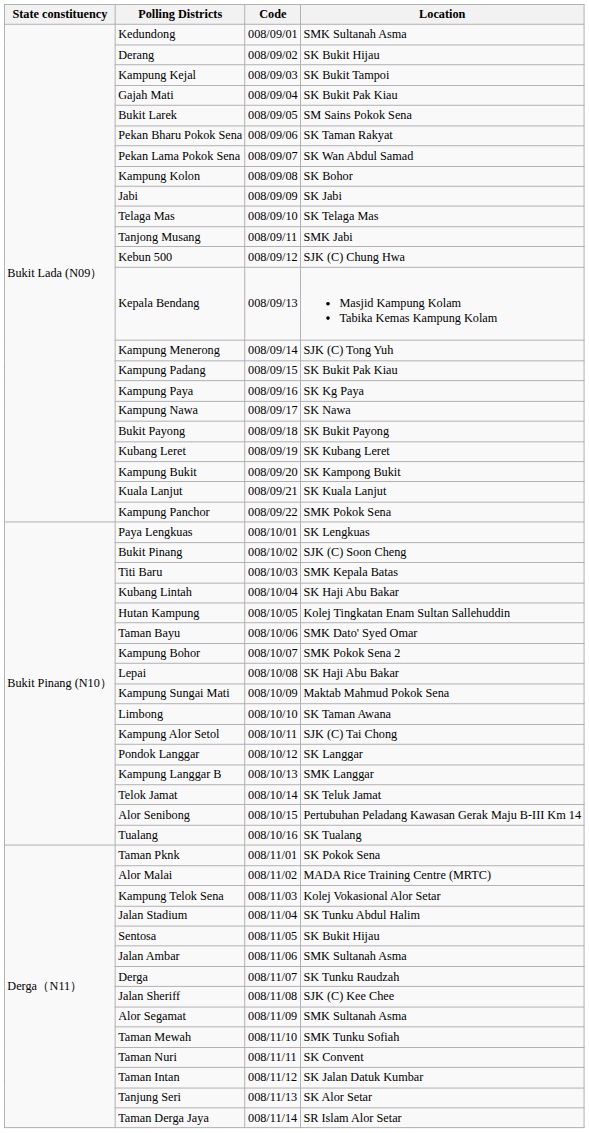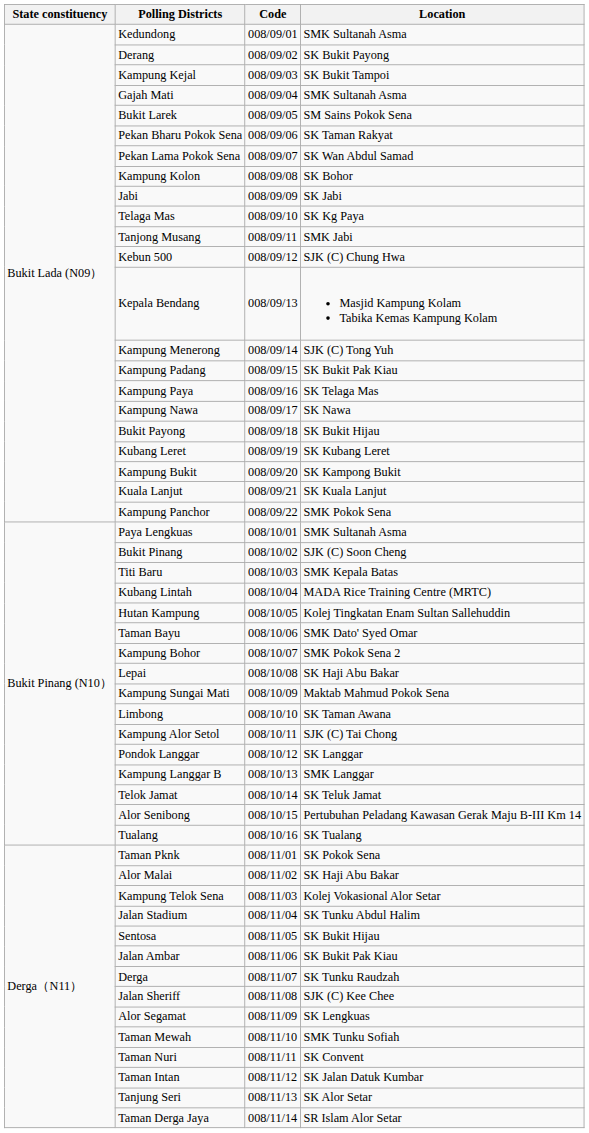(341, 54) SK Bukit Hijau -> (346, 54) SK Bukit Payong
(351, 94) SK Bukit Pak Kiau -> (355, 94) SMK Sultanah Asma
(341, 216) SK Telaga Mas -> (334, 216) SK Kg Paya
(334, 390) SK Kg Paya -> (341, 390) SK Telaga Mas
(346, 430) SK Bukit Payong -> (341, 430) SK Bukit Hijau
(337, 531) SK Lengkuas -> (355, 531) SMK Sultanah Asma
(351, 592) SK Haji Abu Bakar -> (397, 592) MADA Rice Training Centre (MRTC)
(397, 875) MADA Rice Training Centre (MRTC) -> (351, 875) SK Haji Abu Bakar
(355, 955) SMK Sultanah Asma -> (351, 955) SK Bukit Pak Kiau
(355, 1016) SMK Sultanah Asma -> (337, 1016) SK Lengkuas
